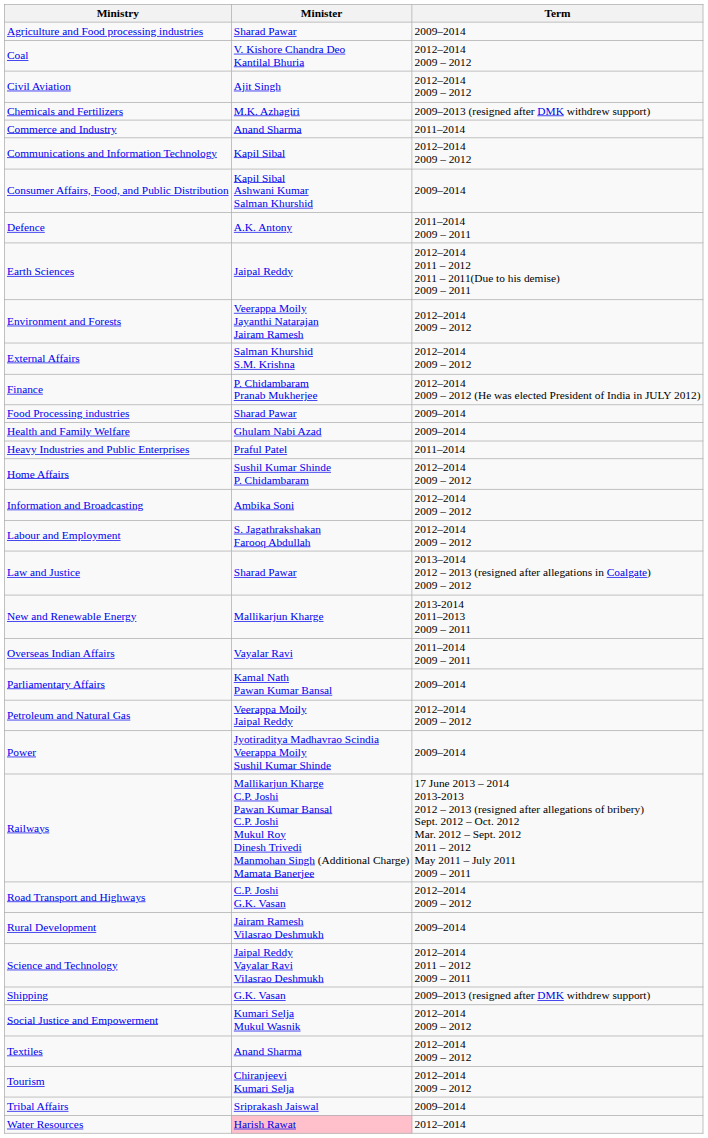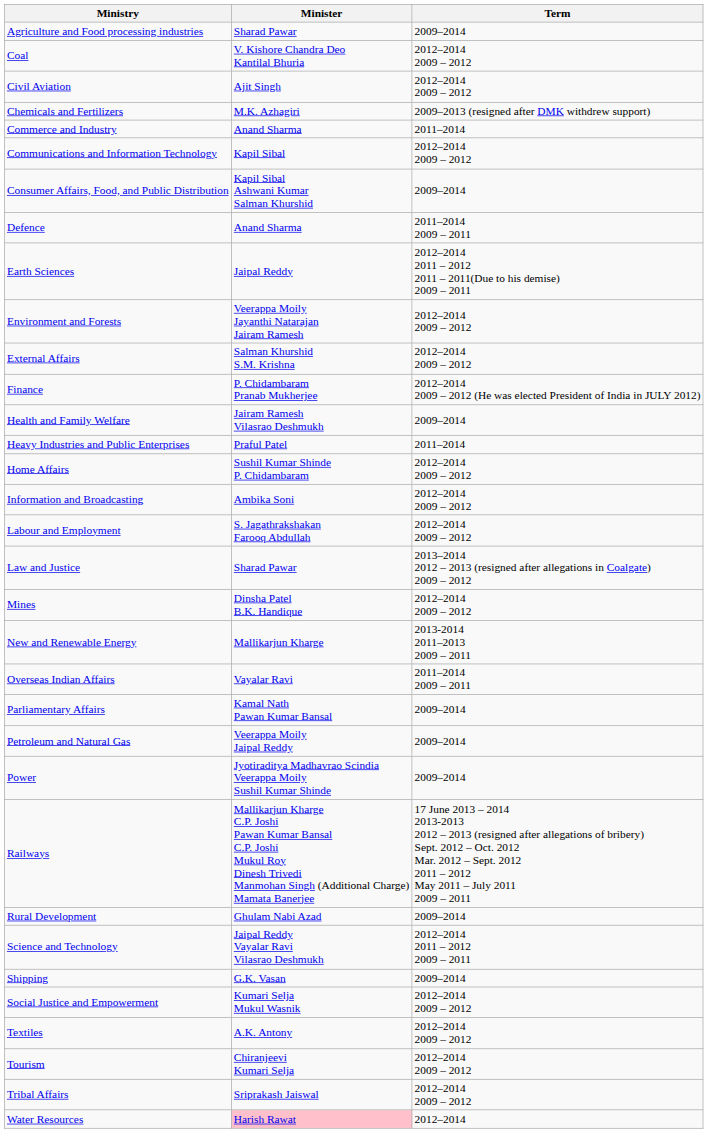(263, 227) A.K. Antony -> (268, 227) Anand Sharma
- row: (68, 413)
(278, 431) Ghulam Nabi Azad -> (279, 420) Jairam Ramesh Vilasrao Deshmukh
+ row: (21, 605)
(443, 715) 2012–2014 2009 – 2012 -> (440, 740) 2009–2014
- row: (76, 897)
(279, 928) Jairam Ramesh Vilasrao Deshmukh -> (278, 916) Ghulam Nabi Azad
(532, 996) 2009–2013 (resigned after DMK withdrew support) -> (440, 978) 2009–2014
(268, 1051) Anand Sharma -> (263, 1033) A.K. Antony
(440, 1106) 2009–2014 -> (443, 1094) 2012–2014 2009 – 2012
